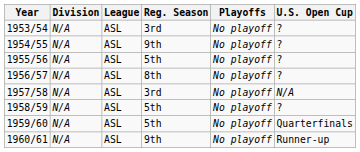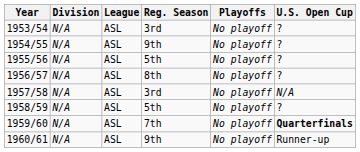(153, 124) 5th -> (153, 124) 7th
(315, 124) normal -> (315, 124) bold
